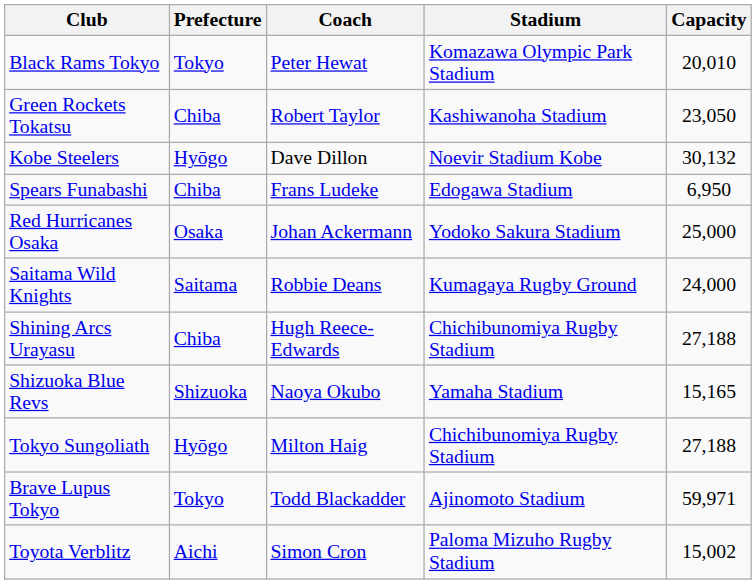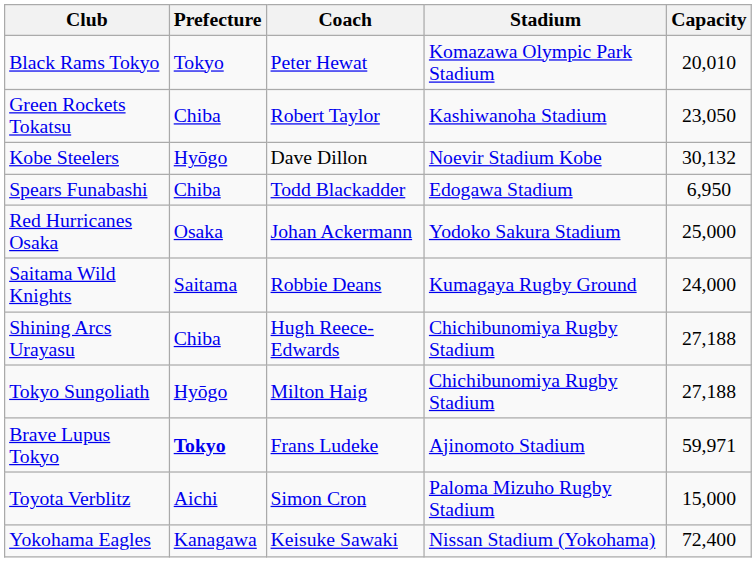(324, 189) Frans Ludeke -> (338, 189) Todd Blackadder
- row: (67, 391)
(199, 498) normal -> (200, 444) bold
(338, 498) Todd Blackadder -> (324, 444) Frans Ludeke
(709, 551) 15,002 -> (709, 498) 15,000
+ row: (80, 540)
